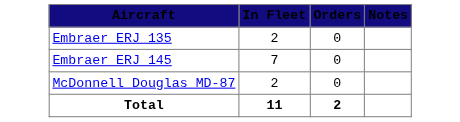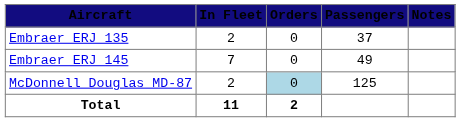+ column: (365, 16)
(337, 83) no background -> (294, 83) lightblue background
